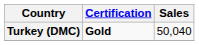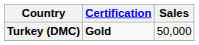(174, 31) 50,040 -> (174, 31) 50,000
